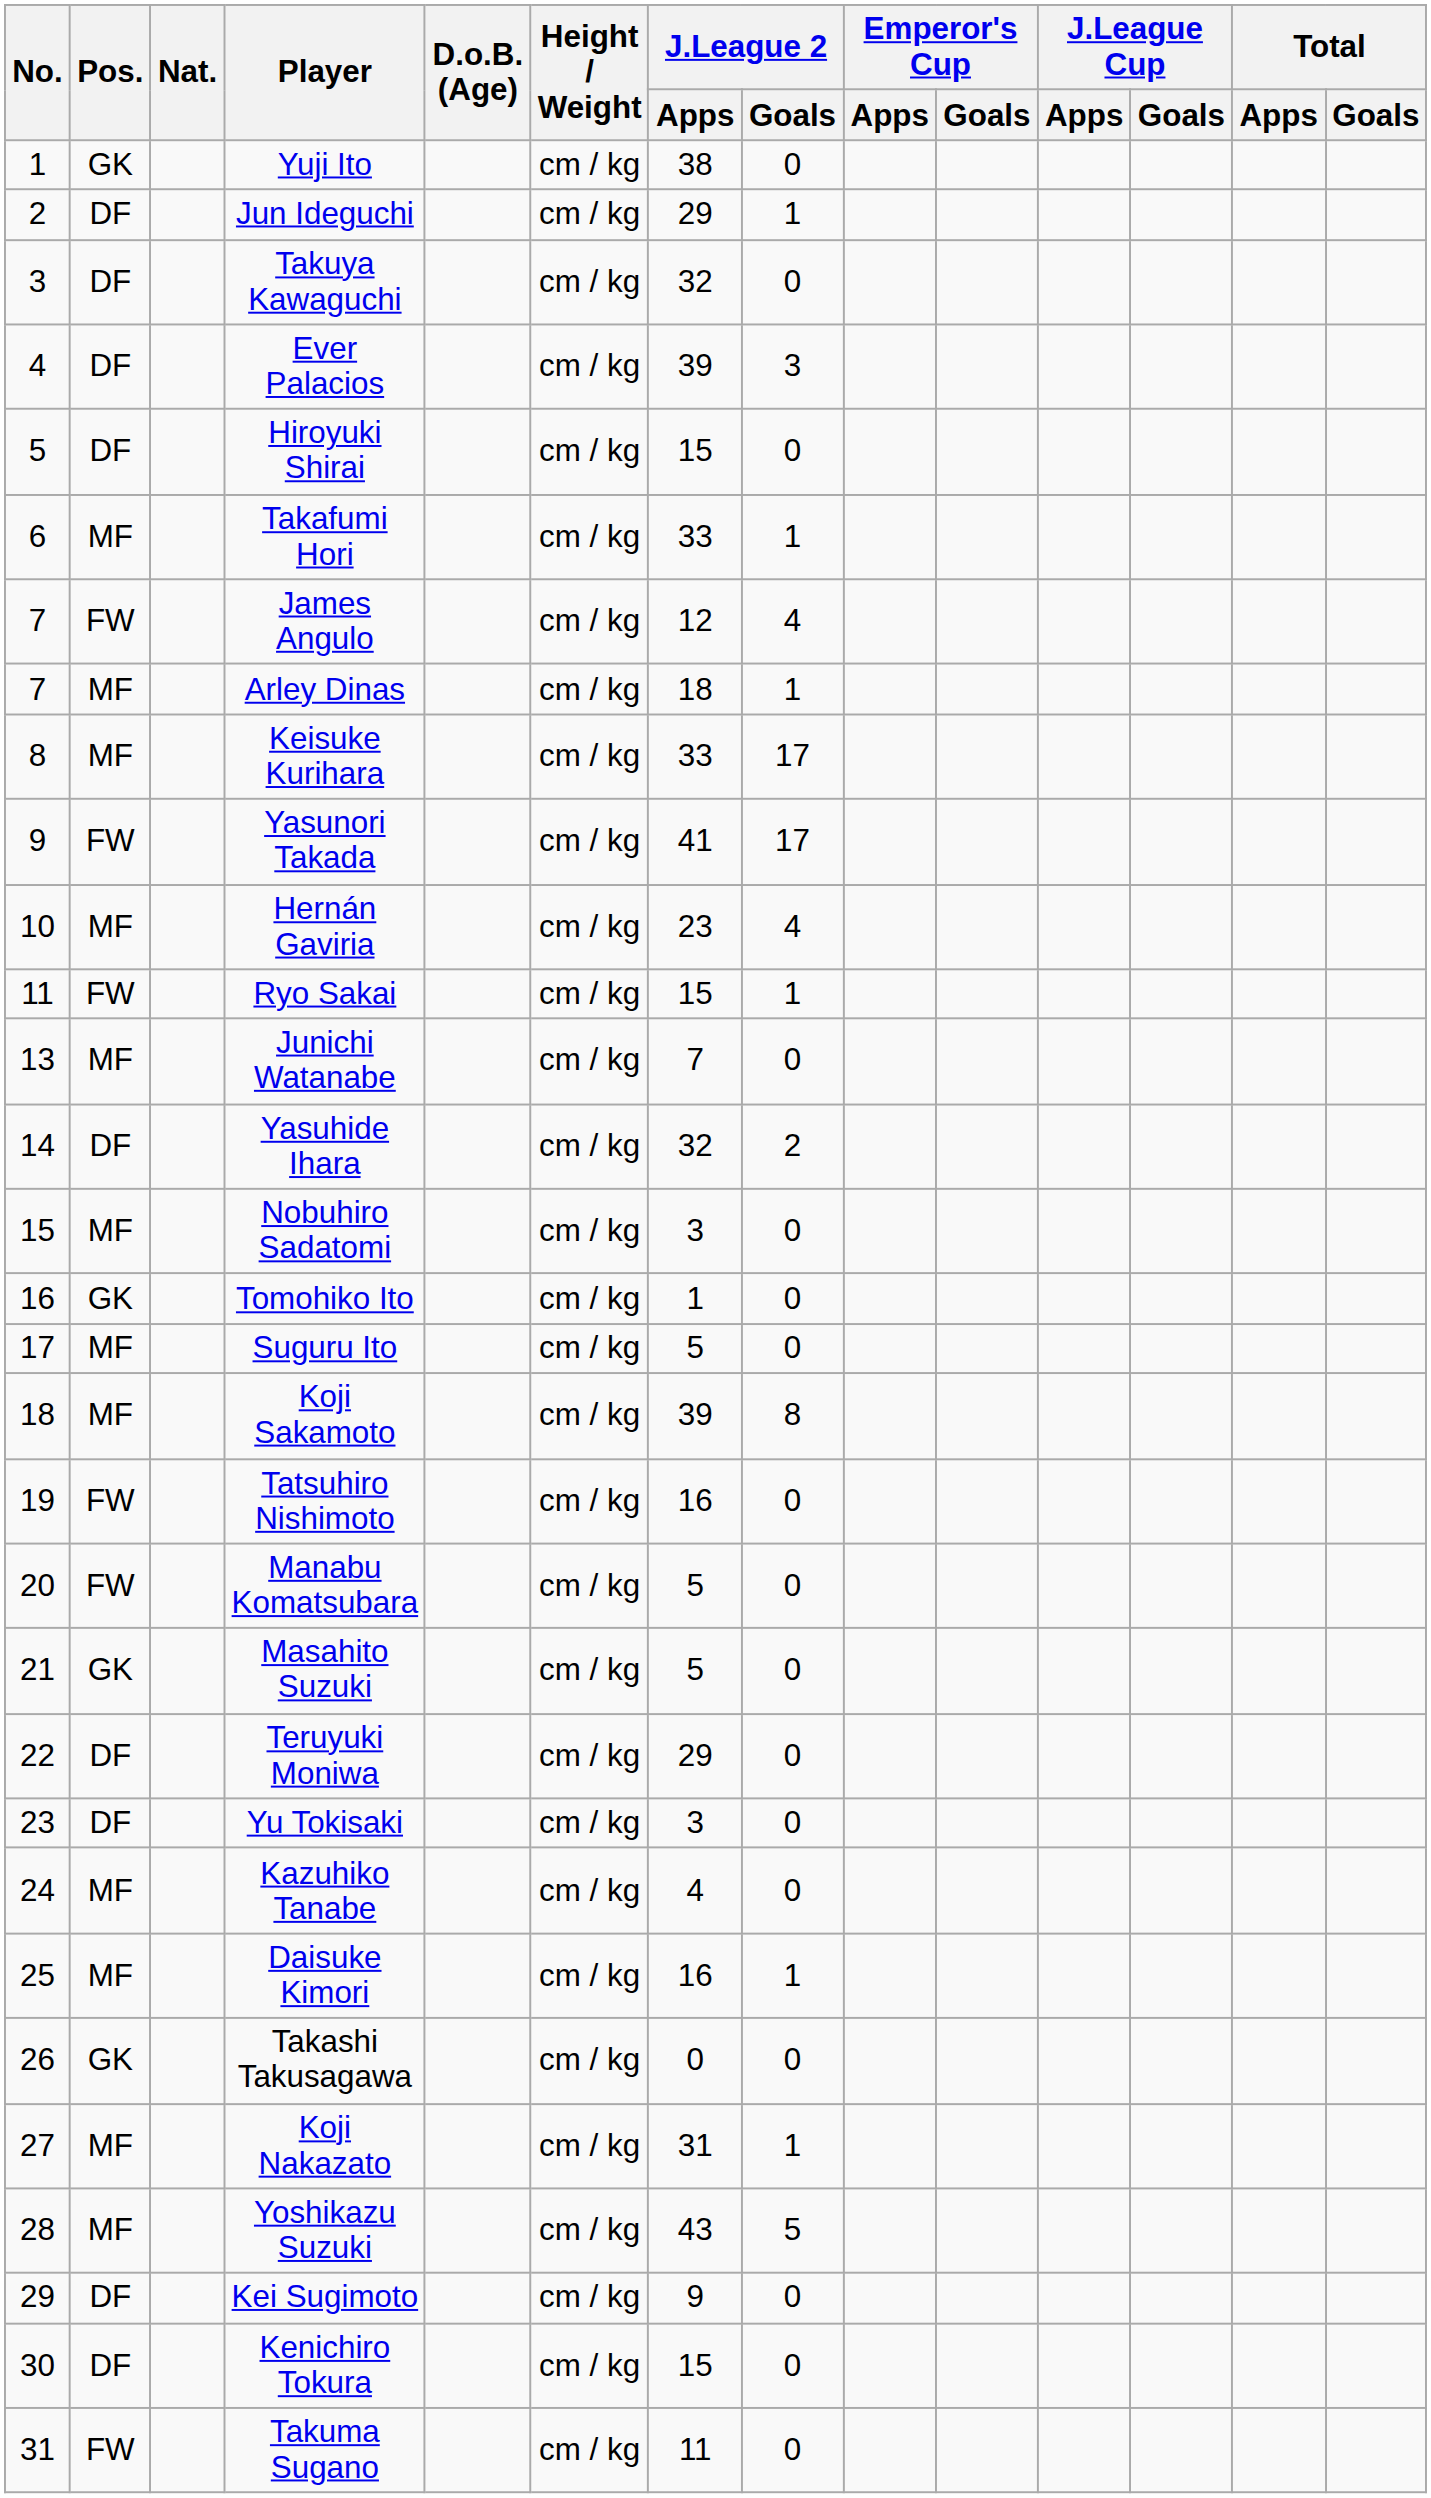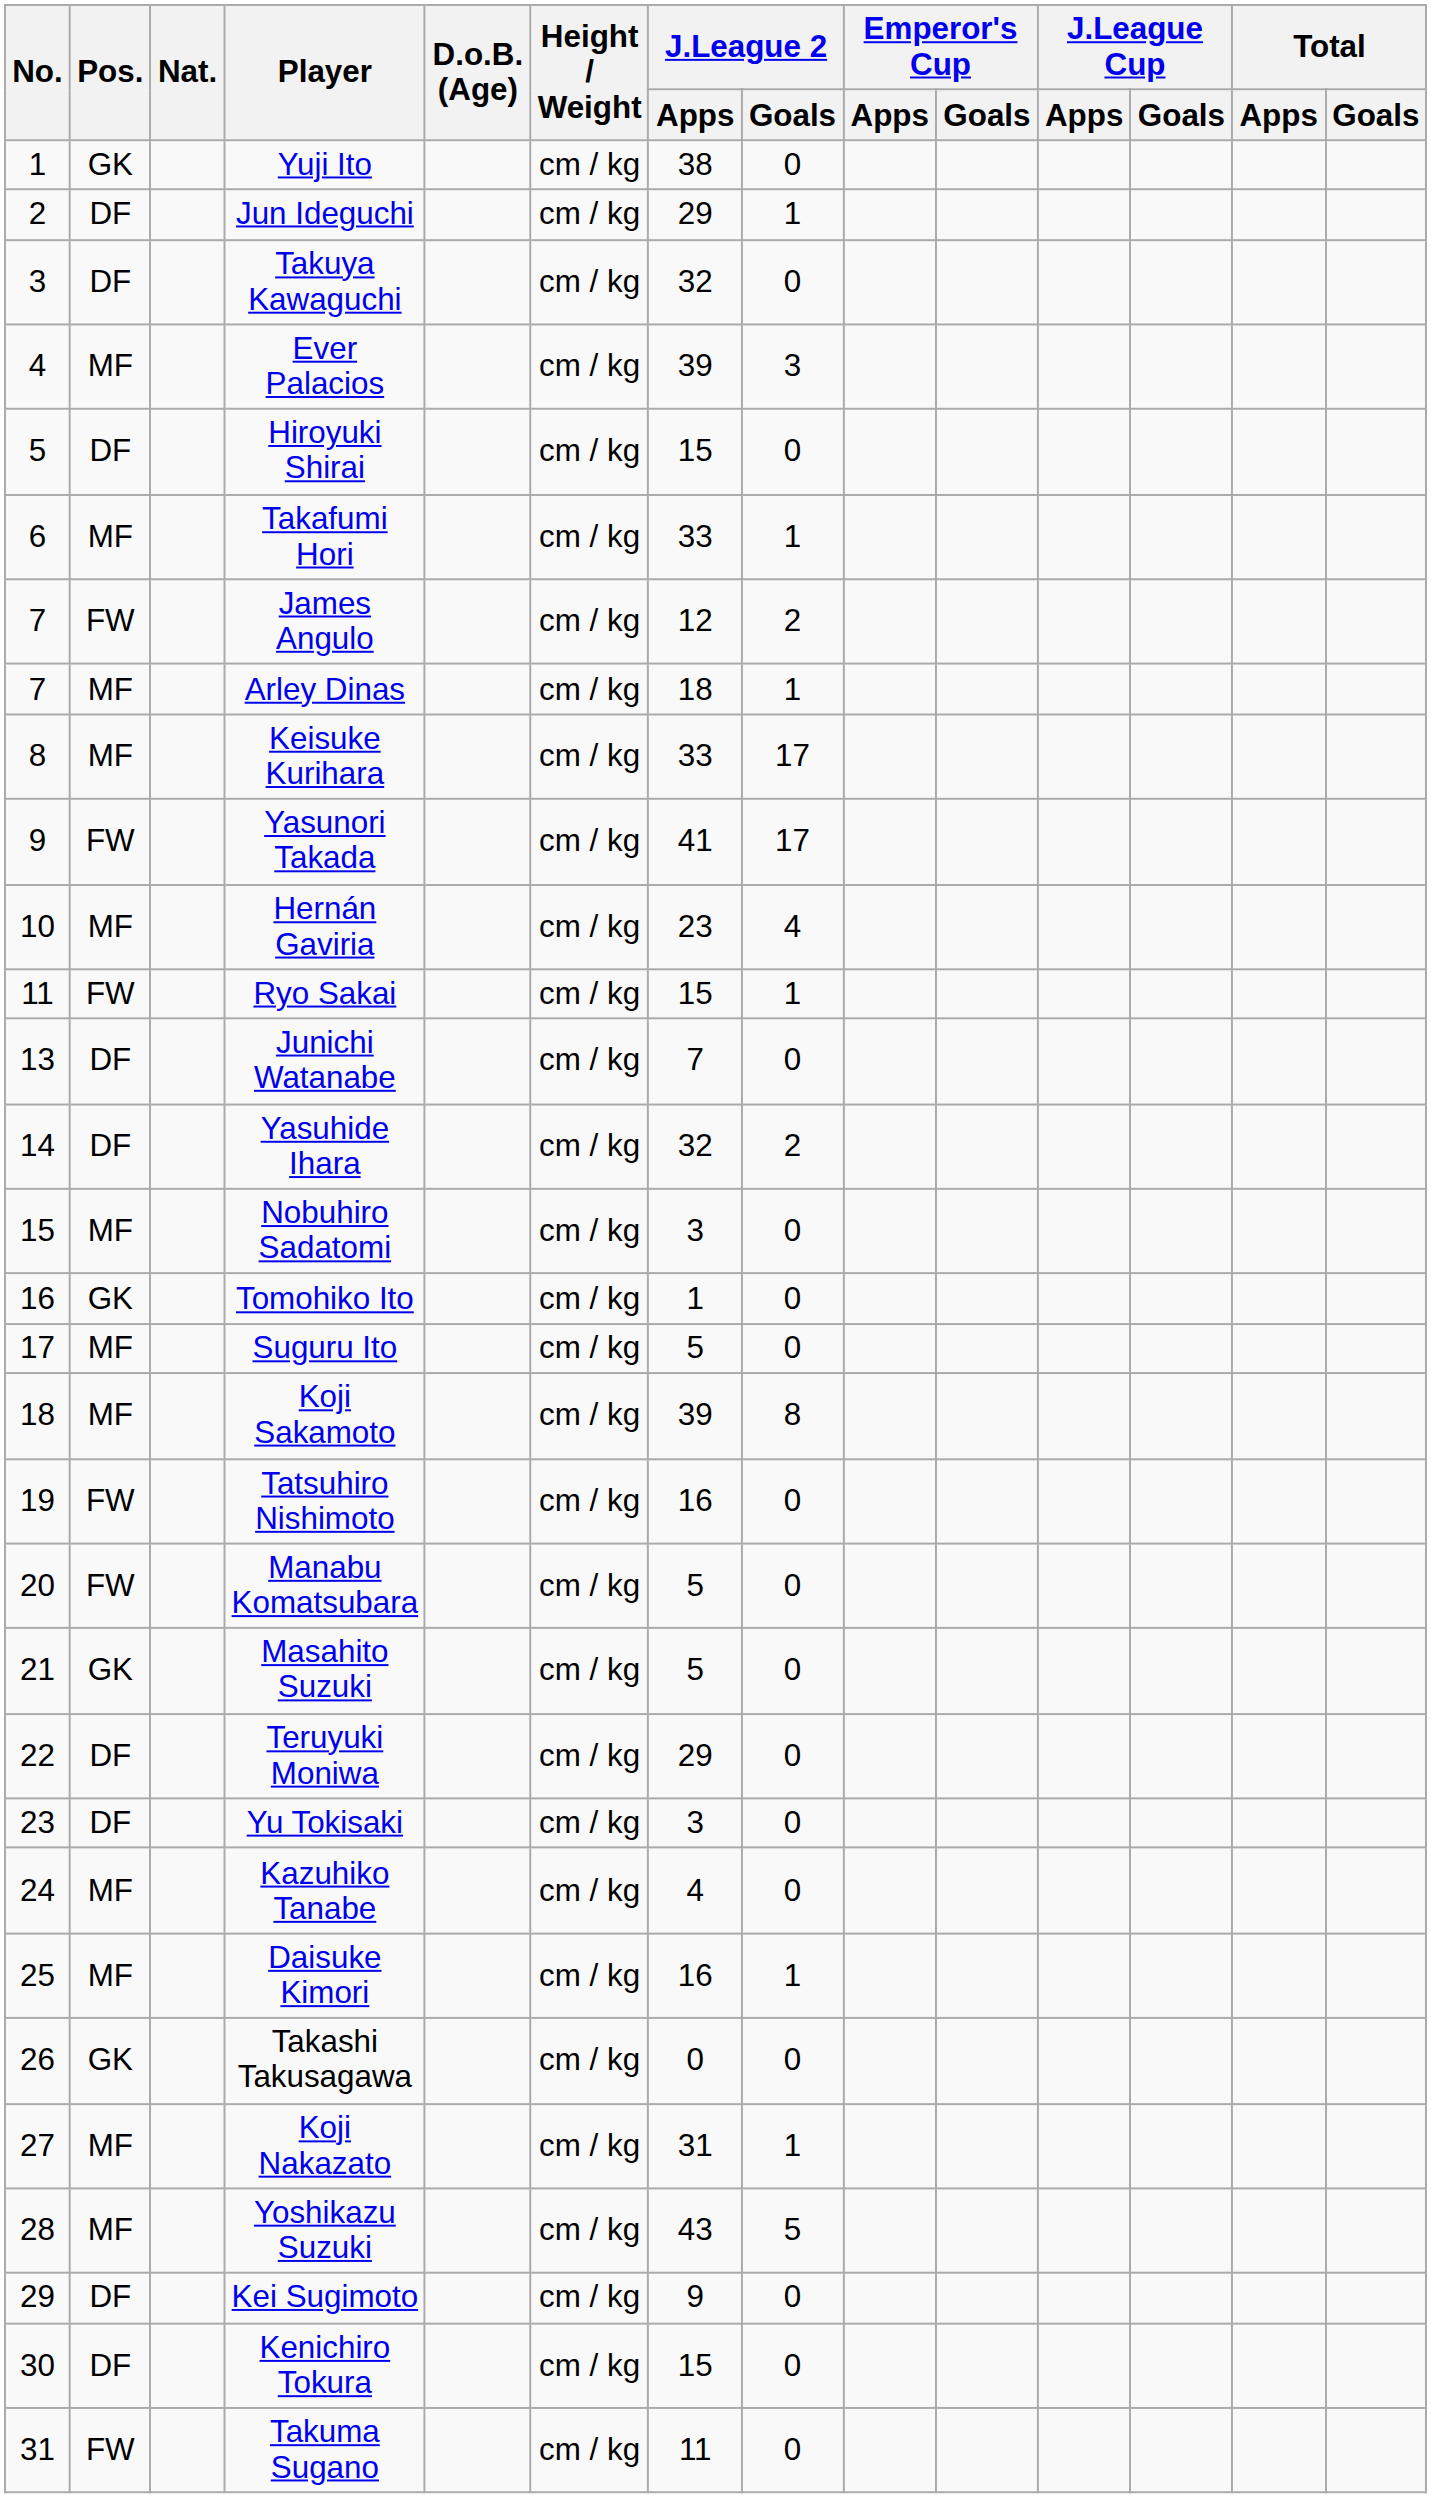(110, 366) DF -> (110, 366) MF
(792, 621) 4 -> (792, 621) 2
(110, 1060) MF -> (110, 1060) DF
